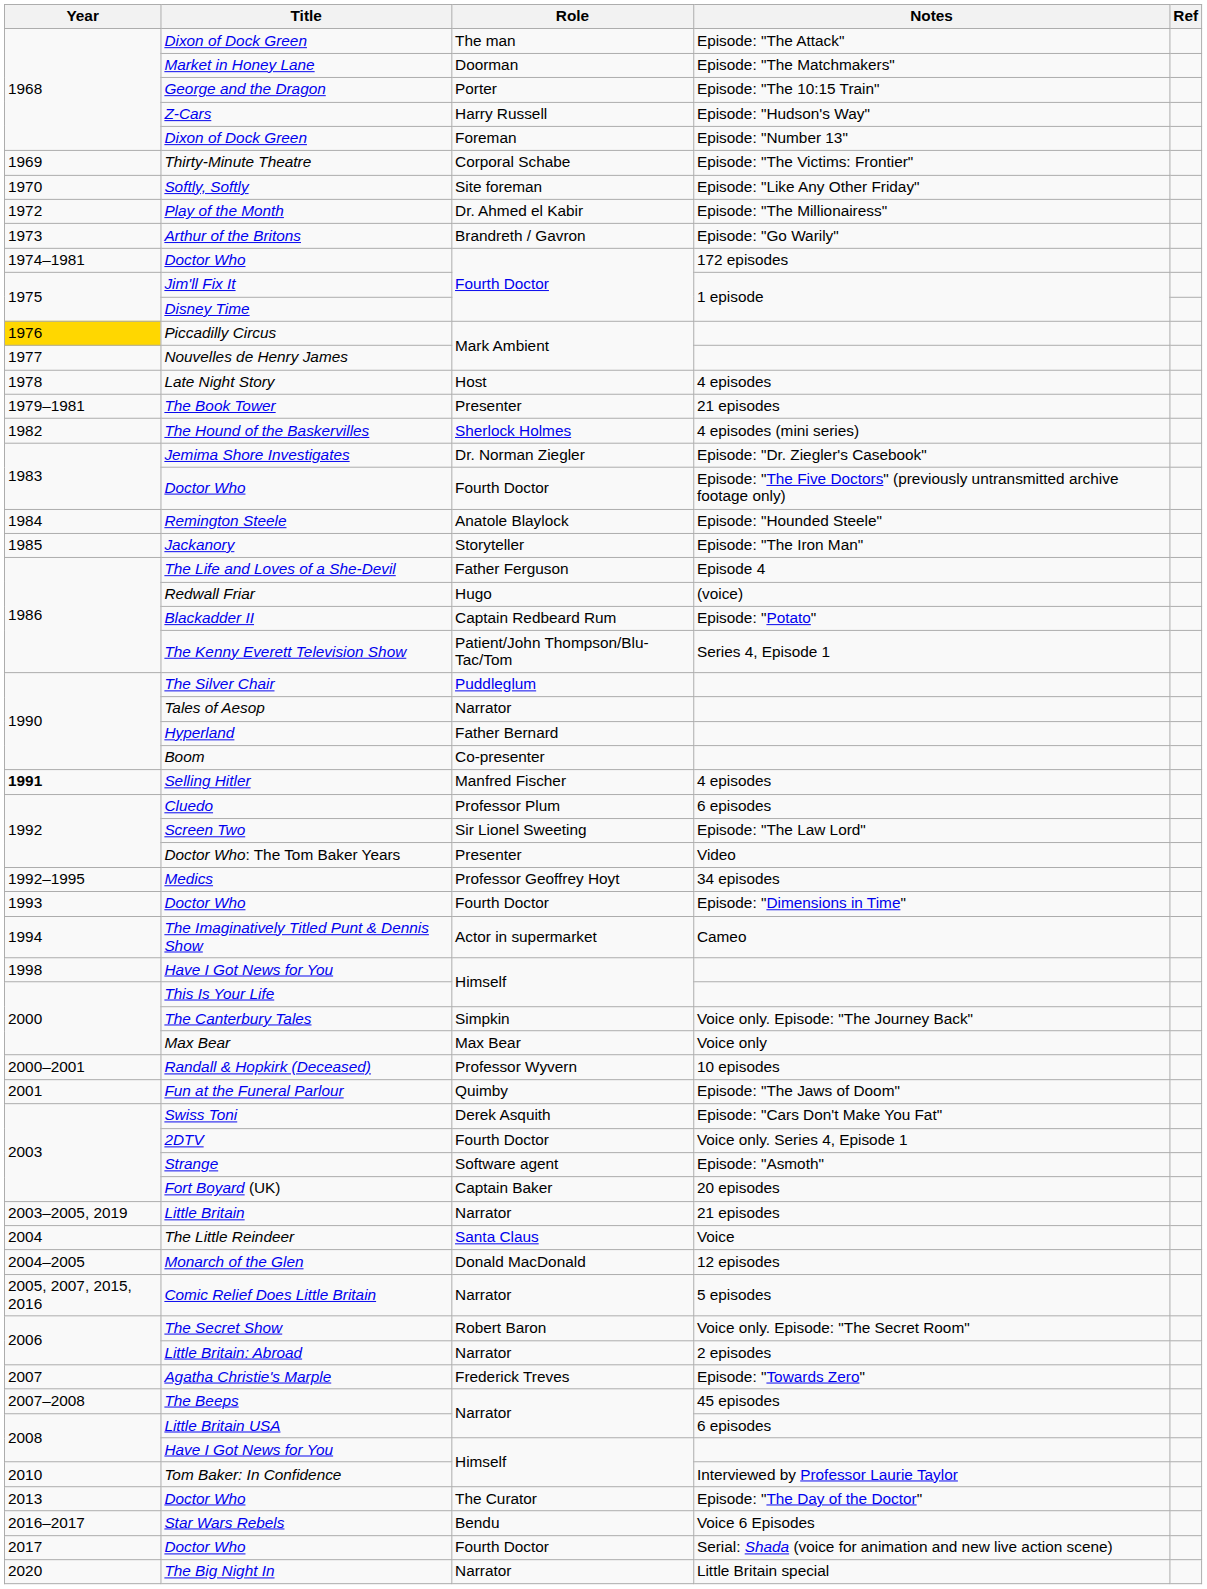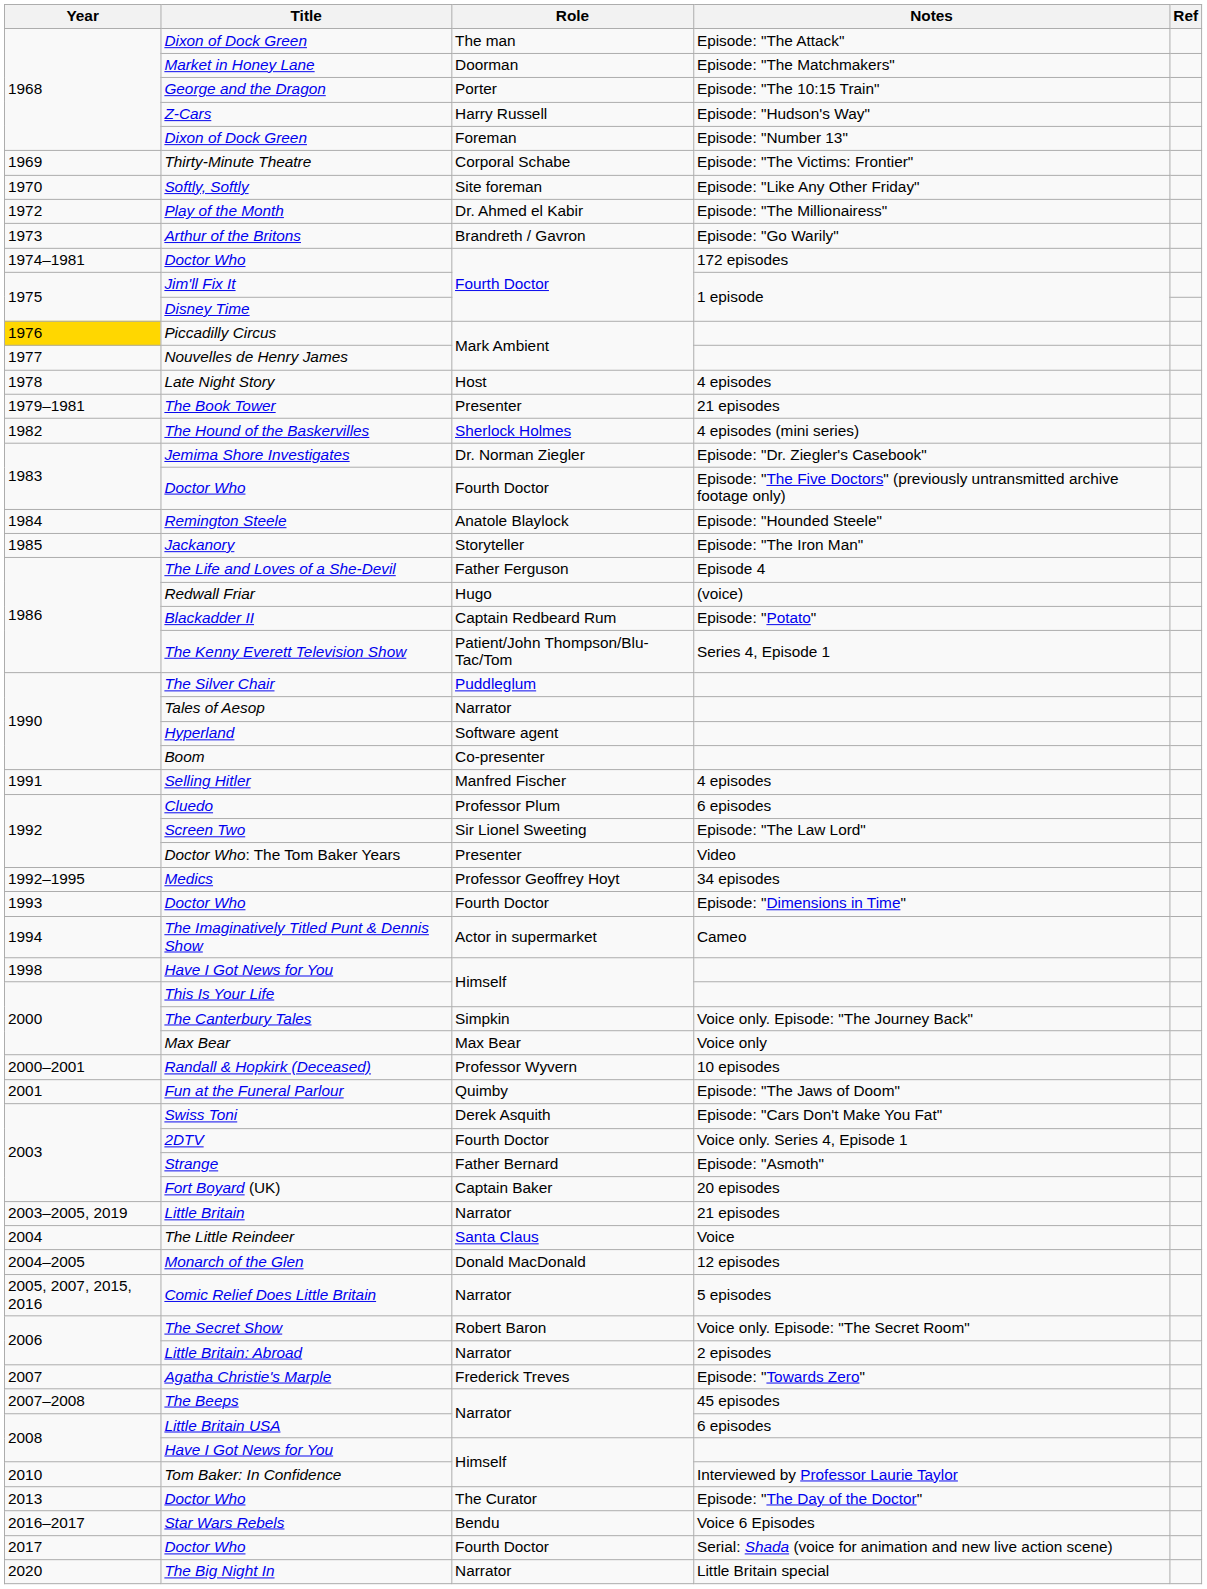(507, 733) Father Bernard -> (507, 733) Software agent
(25, 782) bold -> (25, 782) normal
(507, 1164) Software agent -> (507, 1164) Father Bernard
